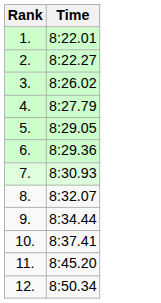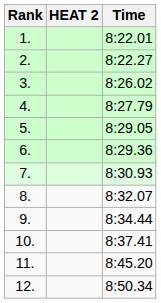+ column: (74, 15)
